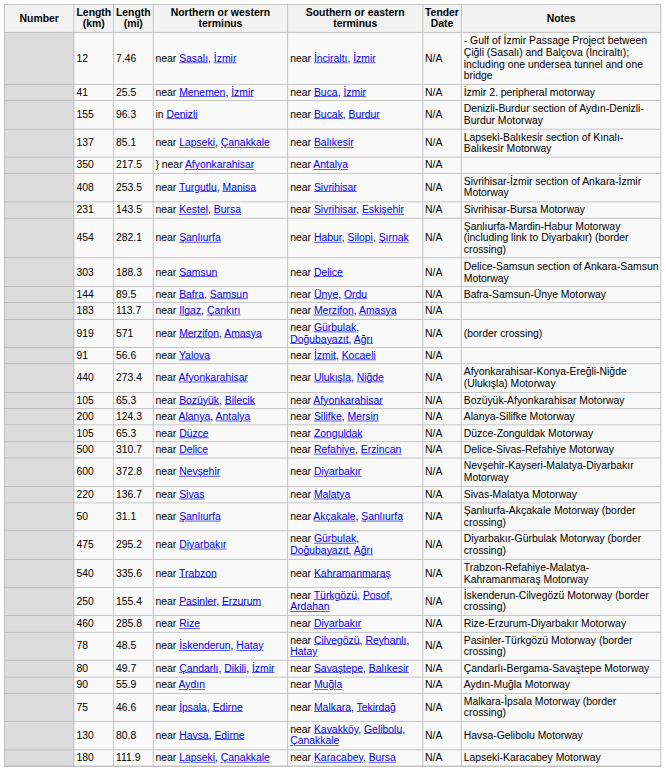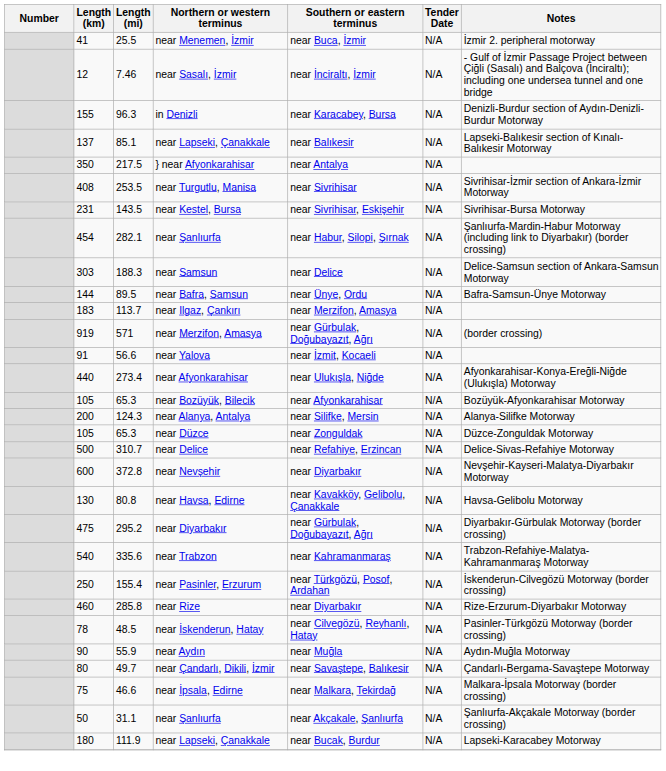rows swapped: (82, 58) <-> (82, 92)
(335, 114) near Bucak, Burdur -> (343, 114) near Karacabey, Bursa
- row: (85, 494)
rows swapped: (82, 517) <-> (85, 735)
rows swapped: (82, 668) <-> (82, 685)
(343, 758) near Karacabey, Bursa -> (335, 741) near Bucak, Burdur
